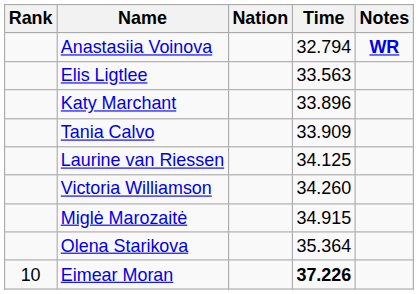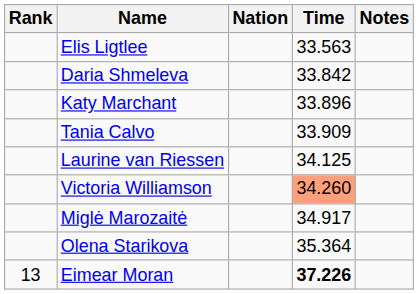- row: (136, 47)
+ row: (125, 75)
(324, 189) no background -> (324, 189) lightsalmon background
(324, 217) 34.915 -> (324, 217) 34.917
(31, 274) 10 -> (31, 274) 13
